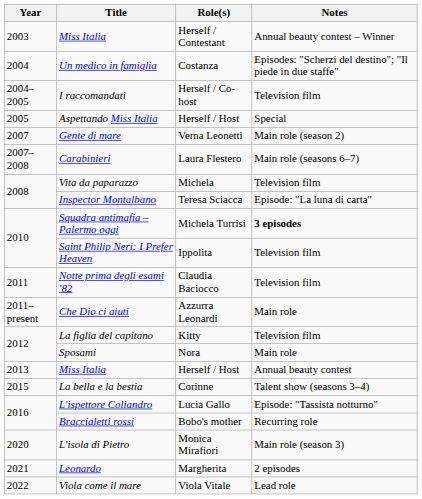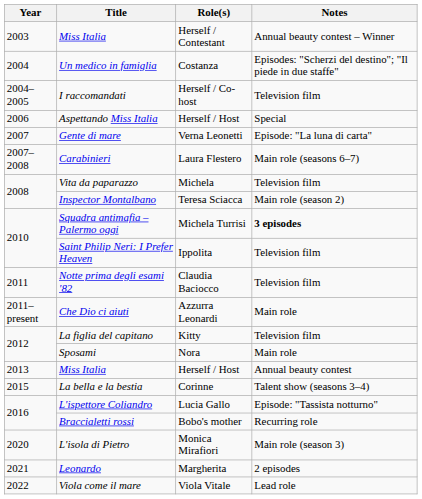(18, 118) 2005 -> (18, 118) 2006
(299, 136) Main role (season 2) -> (313, 136) Episode: "La luna di carta"
(313, 200) Episode: "La luna di carta" -> (299, 200) Main role (season 2)
